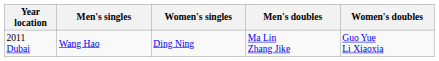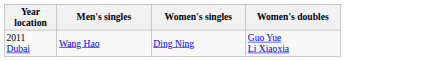- column: (293, 17)
